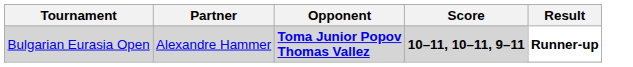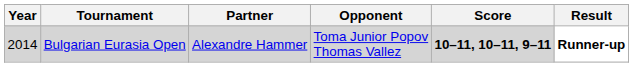+ column: (22, 15)
(340, 44) bold -> (371, 44) normal
